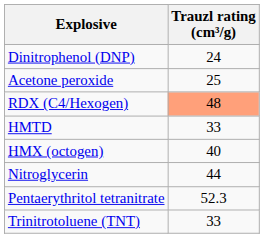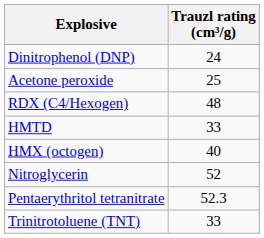(214, 103) lightsalmon background -> (214, 103) no background
(214, 174) 44 -> (214, 174) 52
